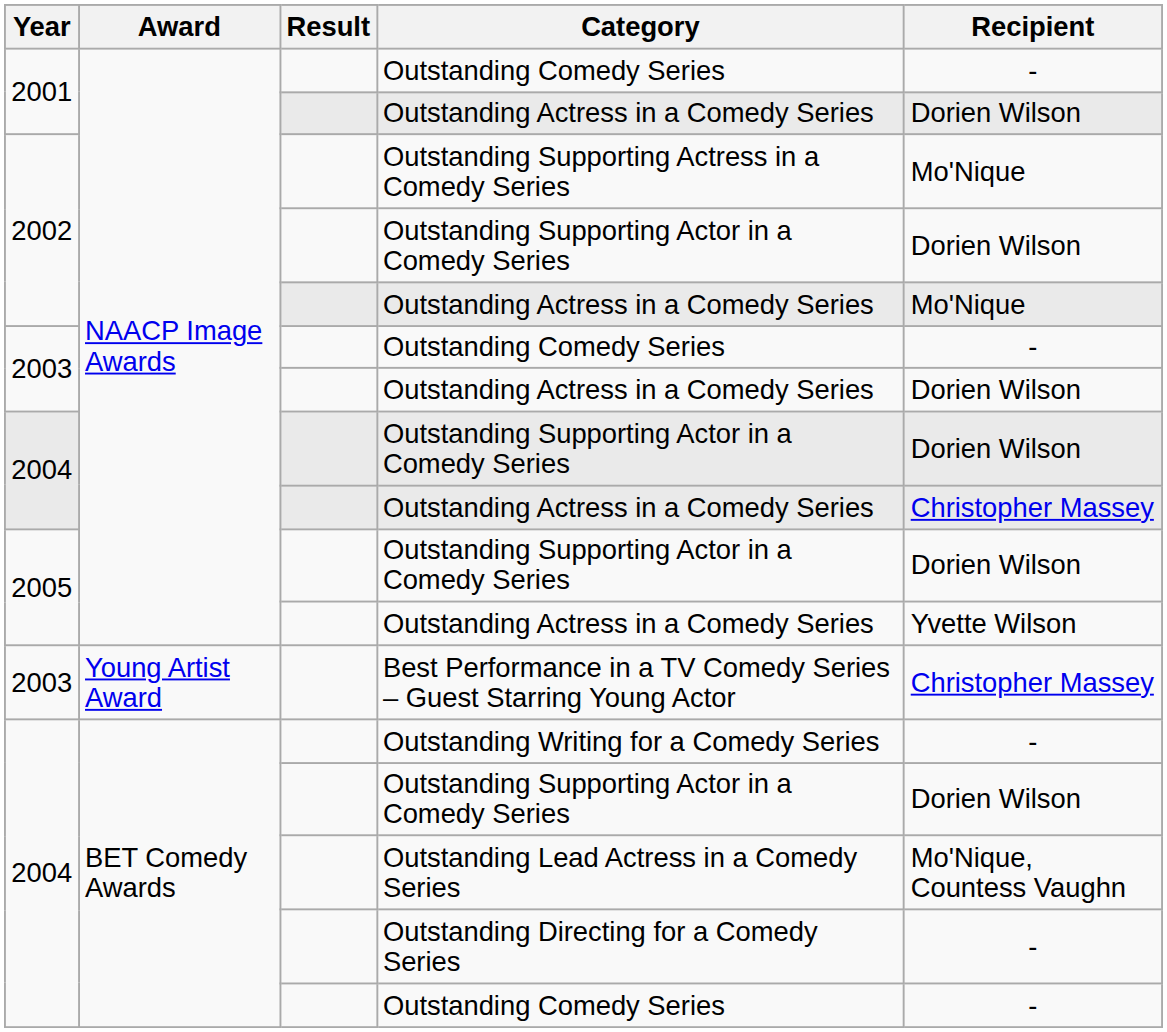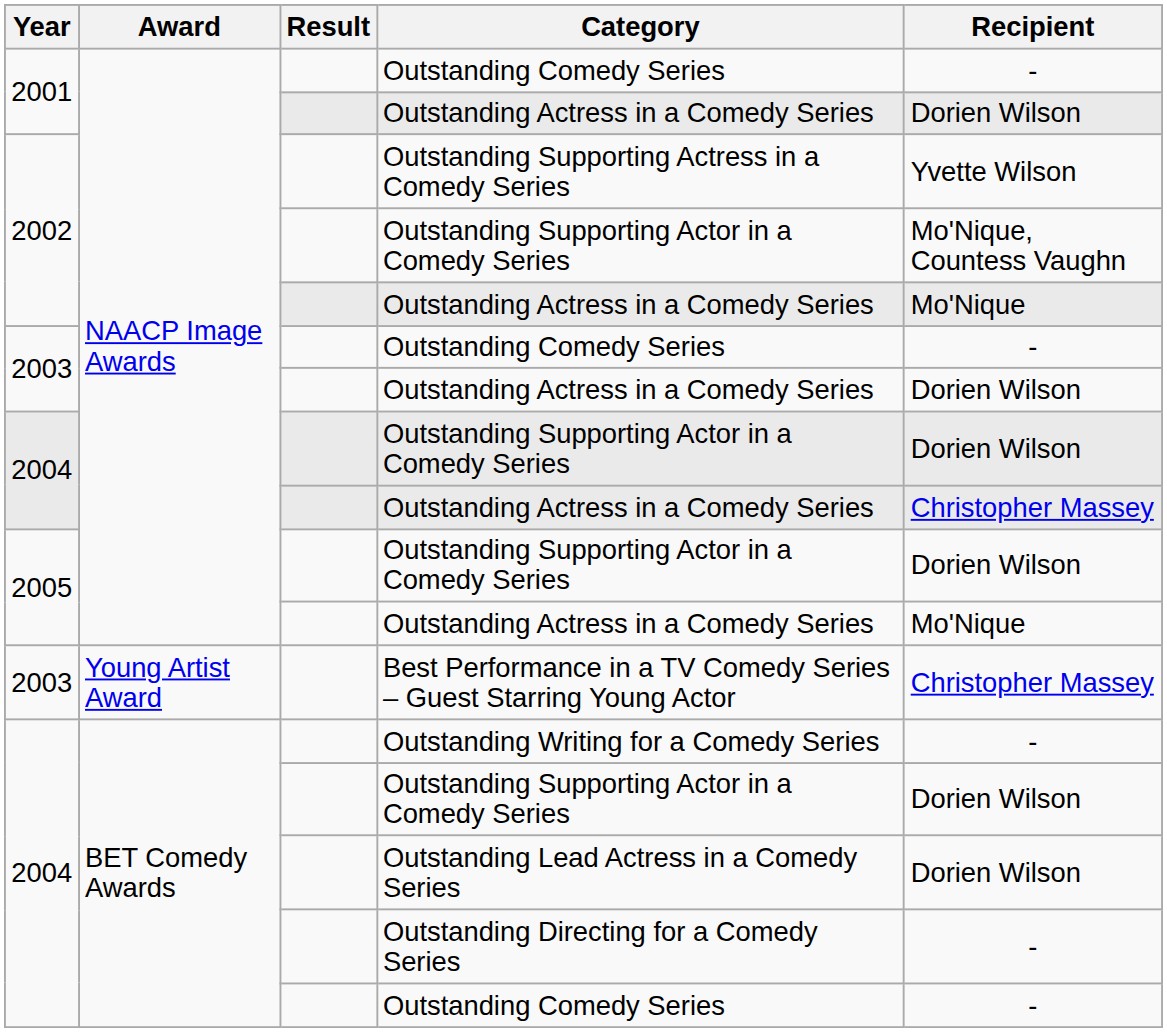(968, 172) Mo'Nique -> (994, 172) Yvette Wilson
(996, 245) Dorien Wilson -> (1018, 245) Mo'Nique, Countess Vaughn
(994, 624) Yvette Wilson -> (968, 624) Mo'Nique
(1018, 873) Mo'Nique, Countess Vaughn -> (996, 873) Dorien Wilson
